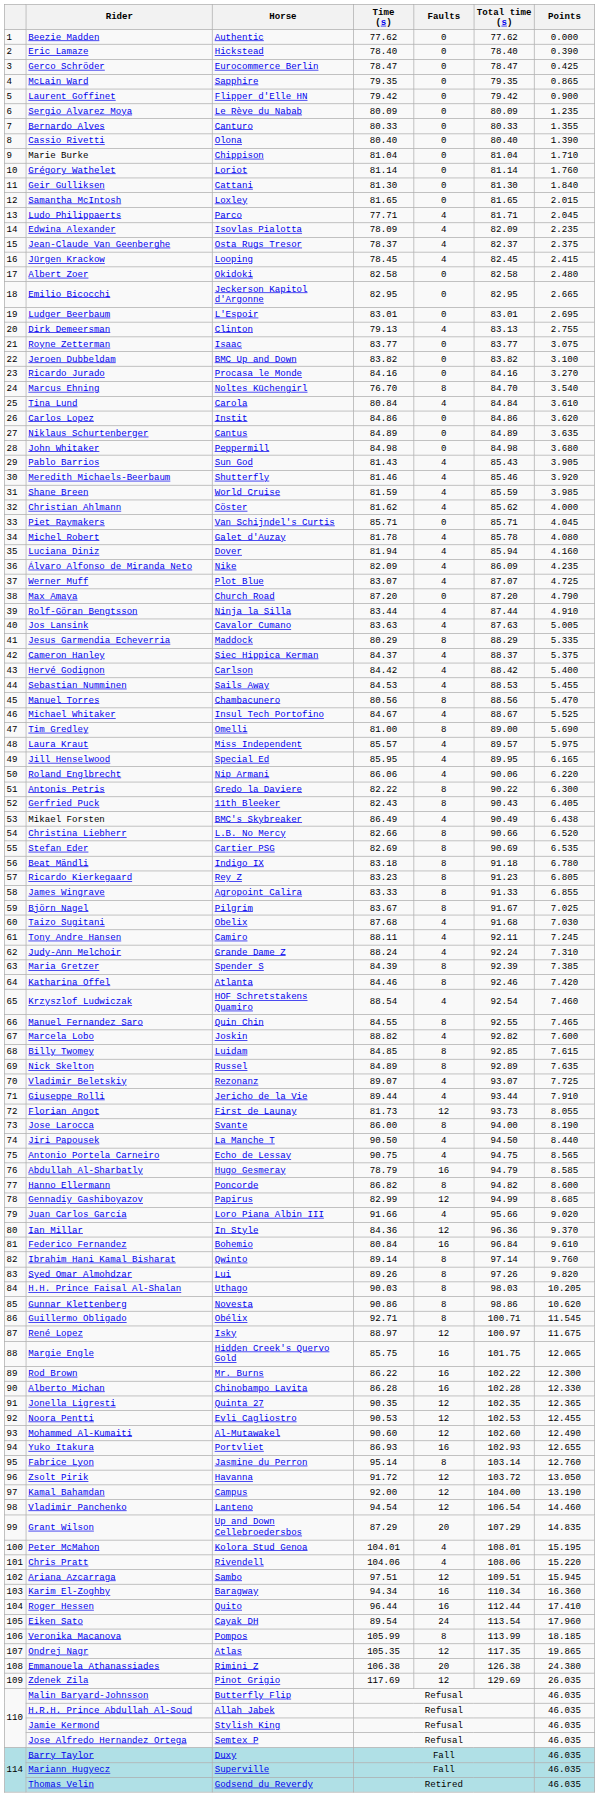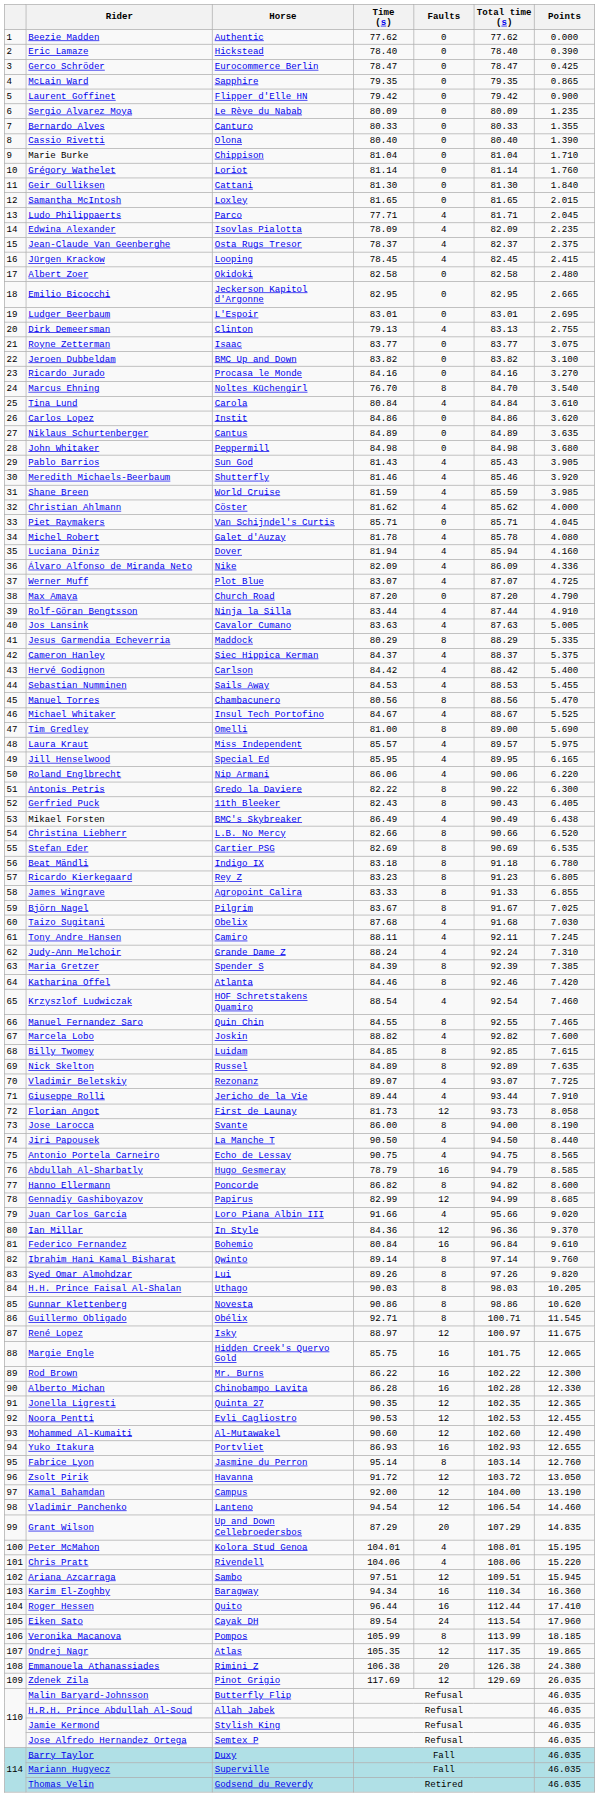(564, 567) 4.235 -> (564, 567) 4.336
(564, 1111) 8.055 -> (564, 1111) 8.058
